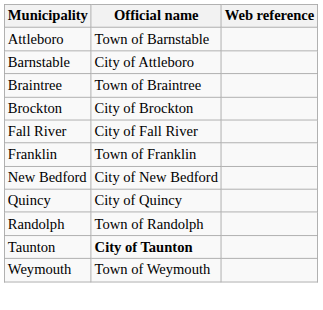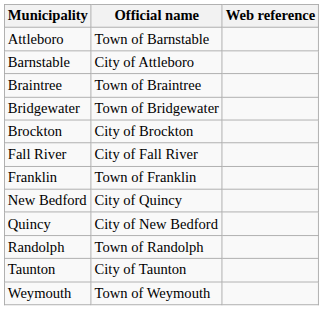+ row: (44, 108)
(156, 177) City of New Bedford -> (138, 200) City of Quincy
(138, 200) City of Quincy -> (156, 223) City of New Bedford
(144, 246) bold -> (140, 270) normal
